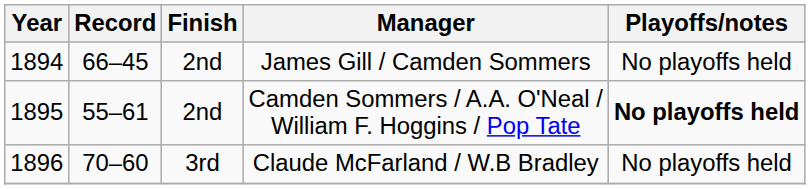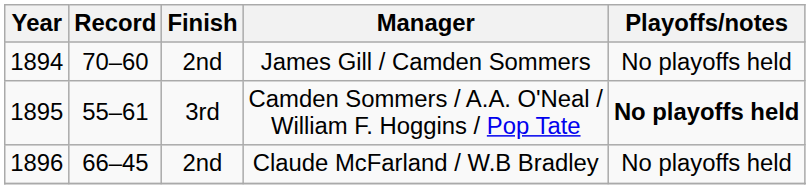(115, 61) 66–45 -> (115, 61) 70–60
(202, 112) 2nd -> (202, 112) 3rd
(115, 163) 70–60 -> (115, 163) 66–45
(202, 163) 3rd -> (202, 163) 2nd
